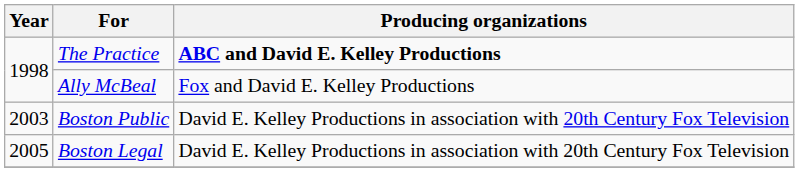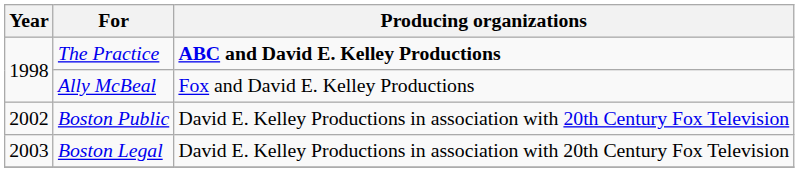(29, 118) 2003 -> (29, 118) 2002
(29, 151) 2005 -> (29, 151) 2003
